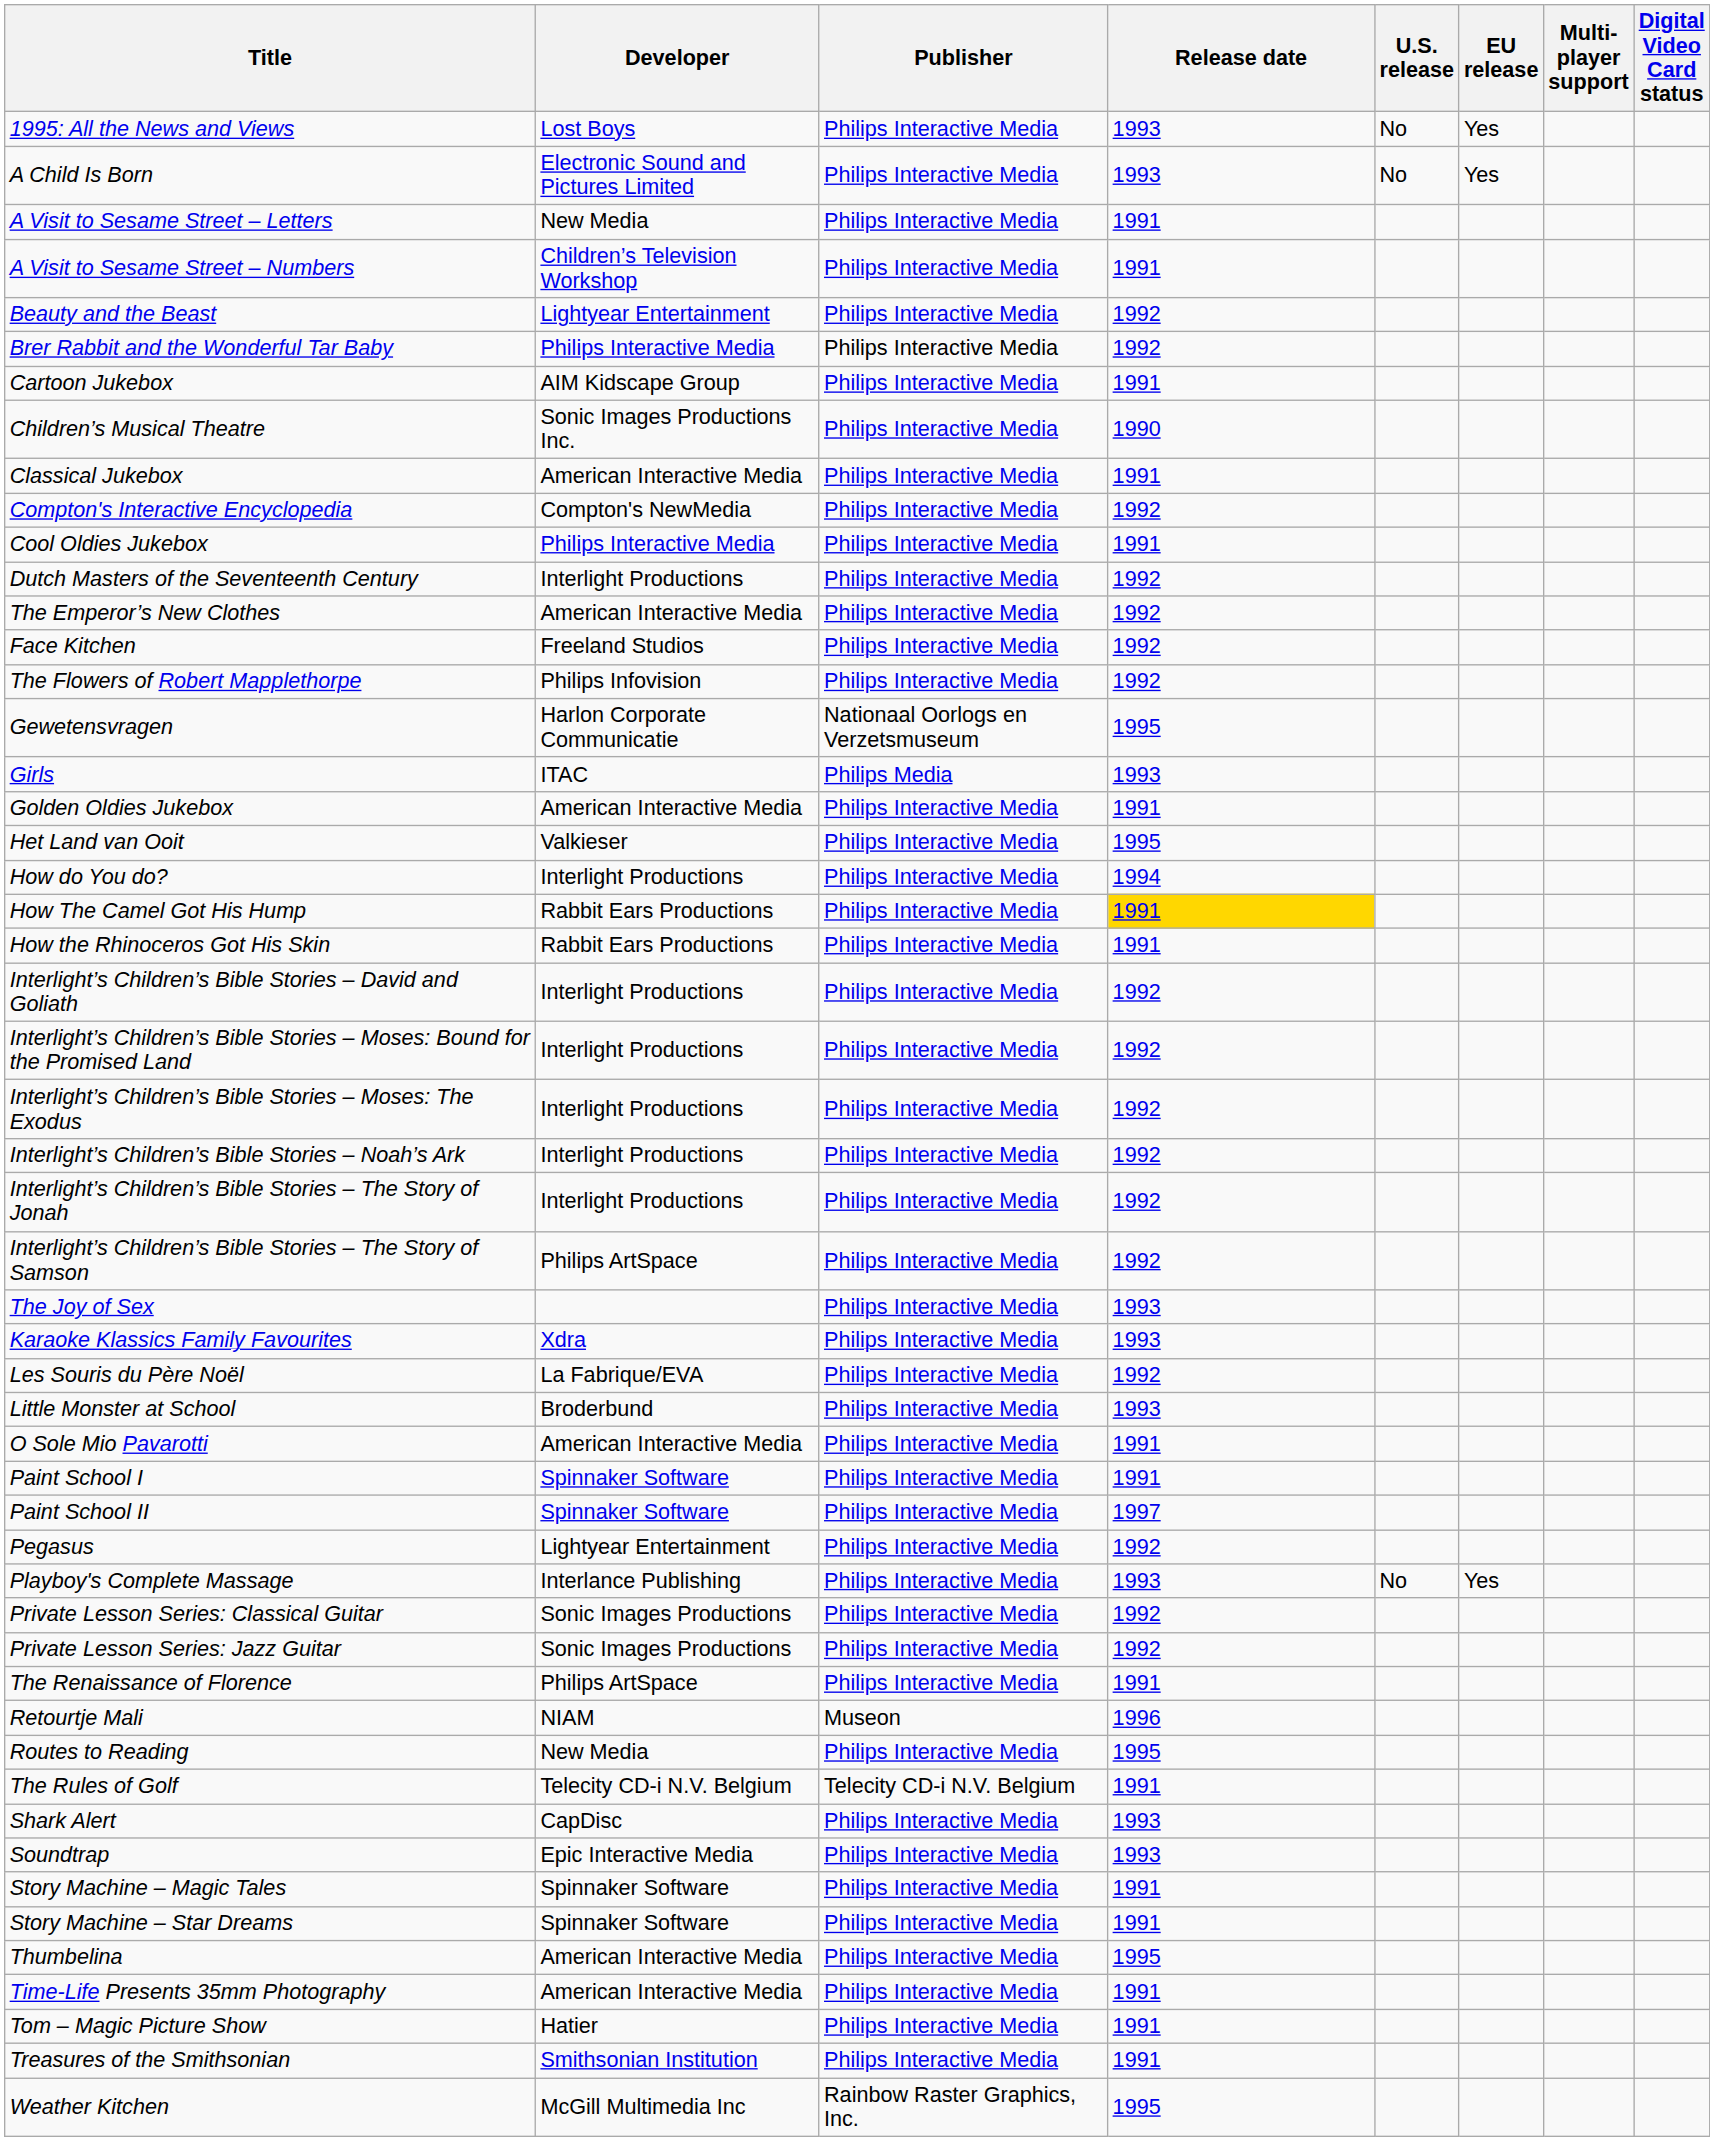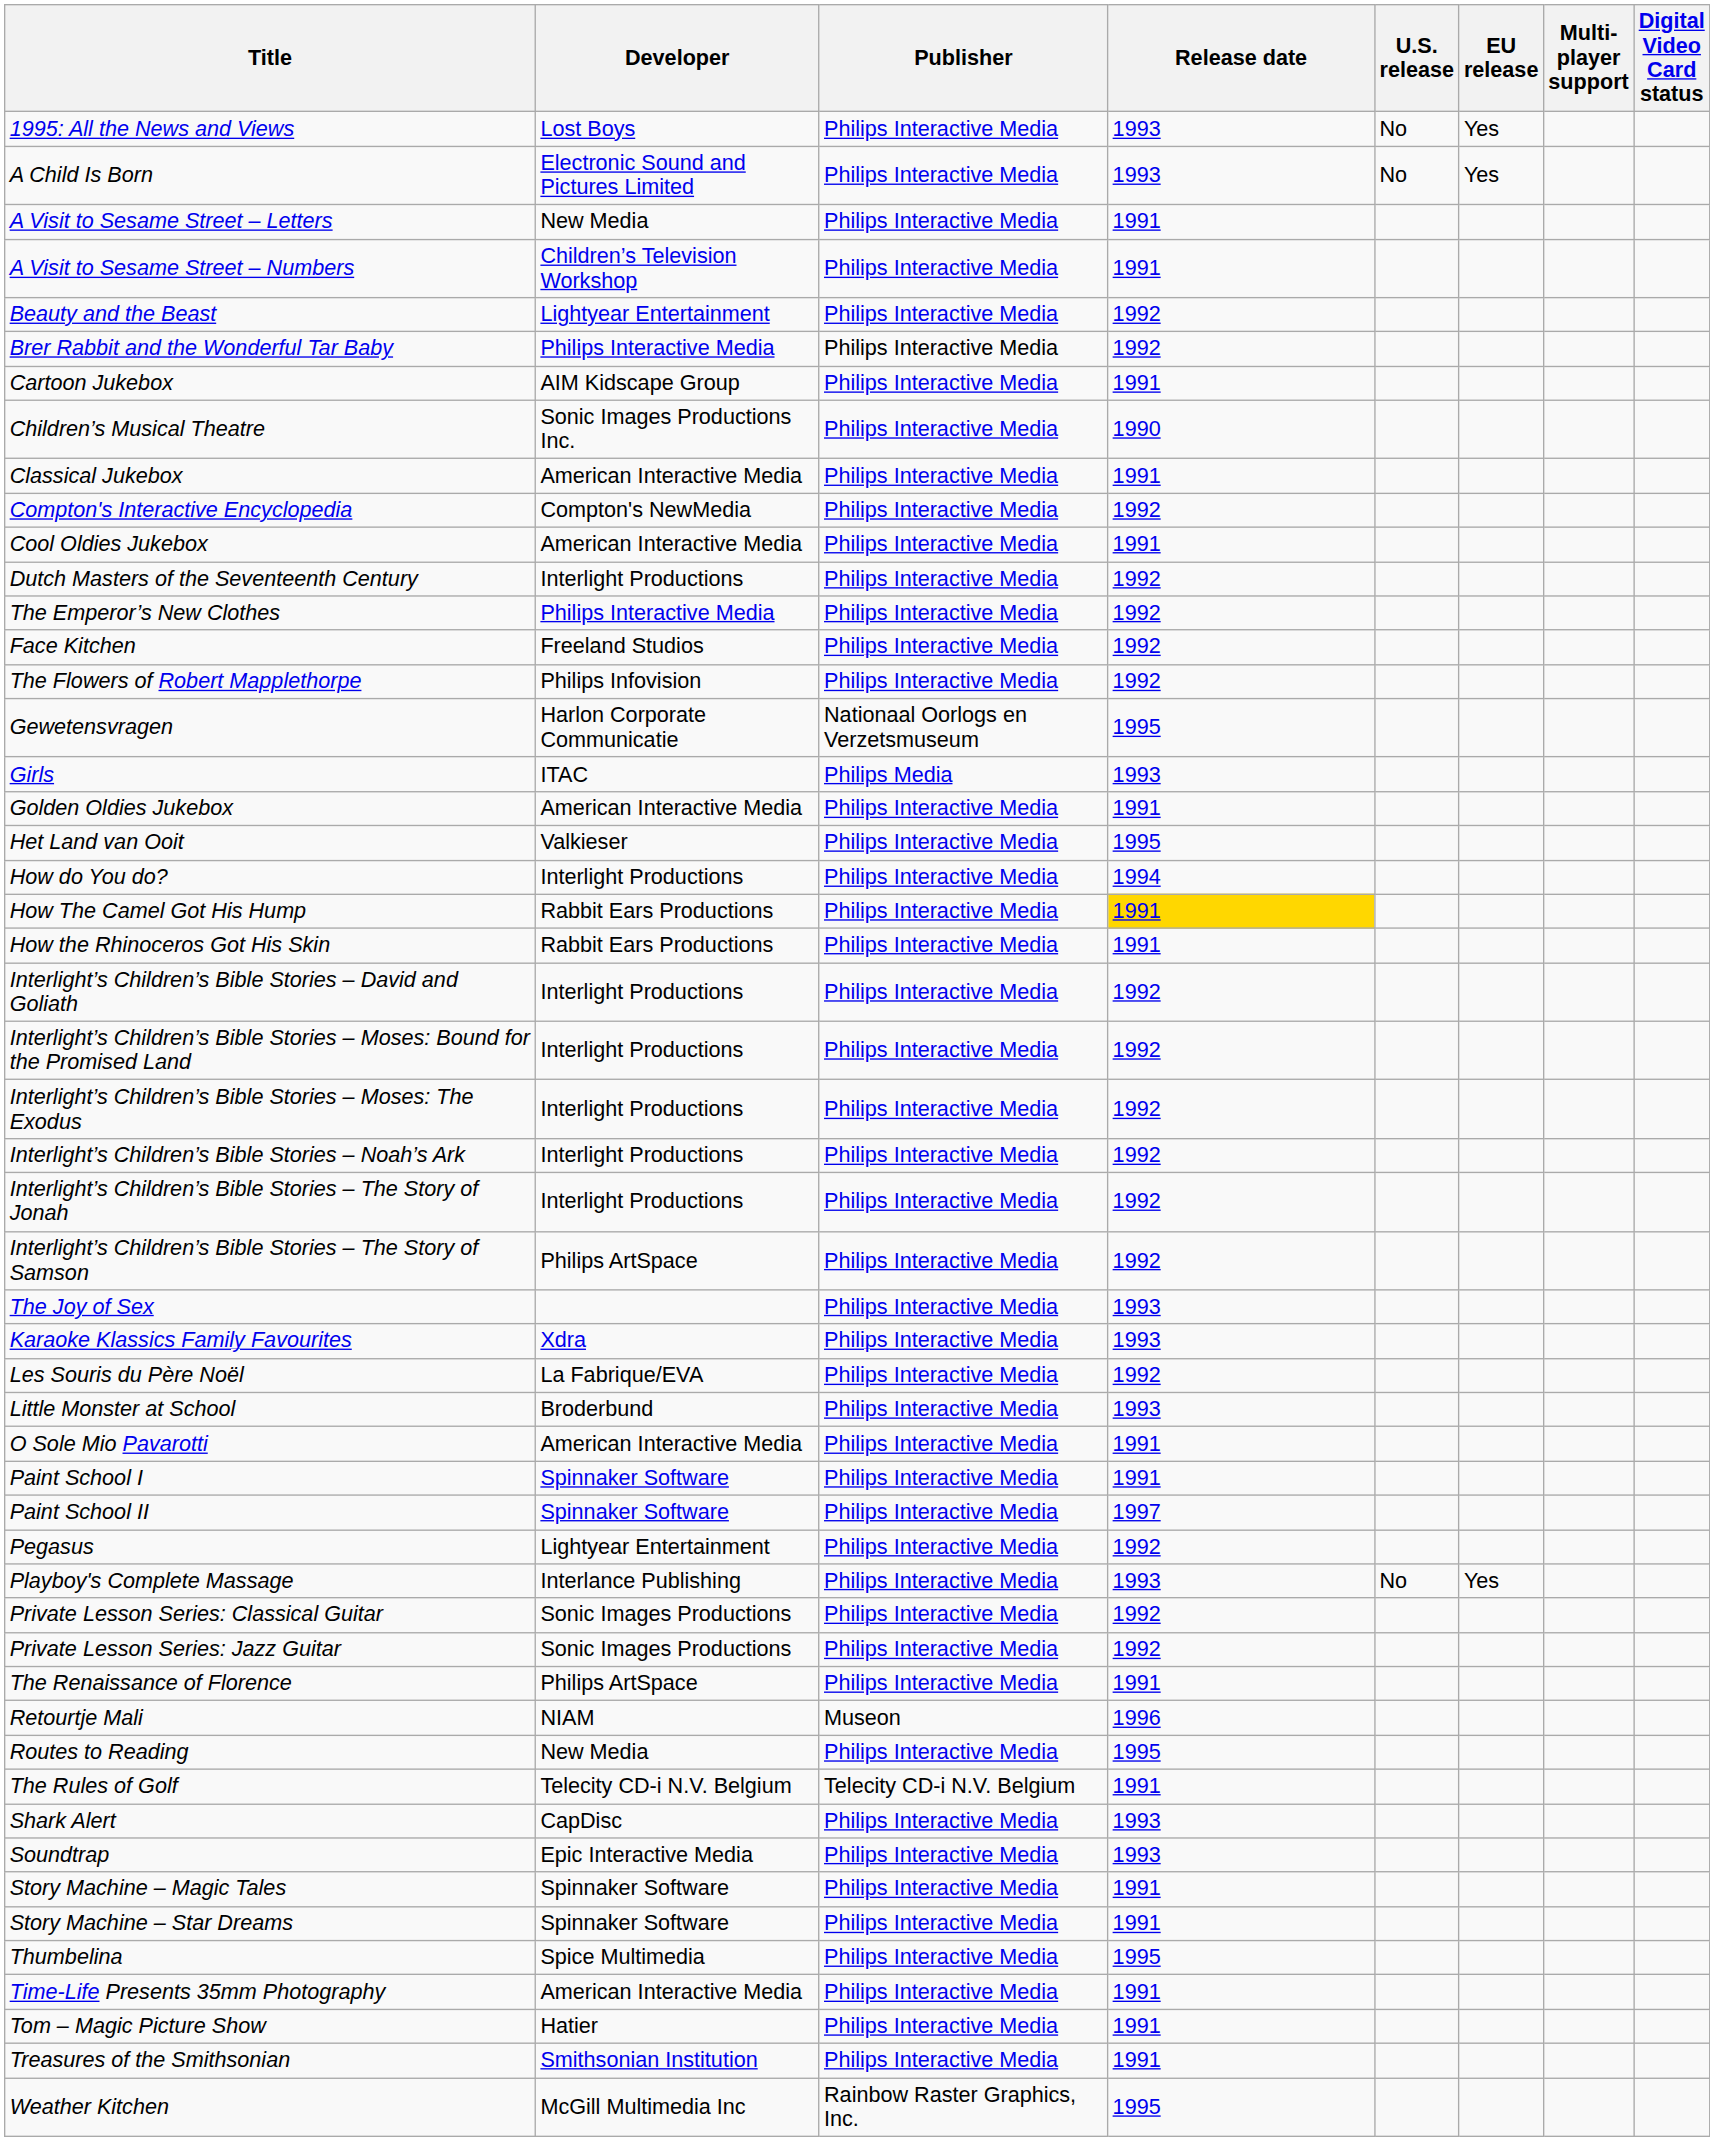(657, 544) Philips Interactive Media -> (671, 544) American Interactive Media
(671, 612) American Interactive Media -> (657, 612) Philips Interactive Media
(671, 1957) American Interactive Media -> (623, 1957) Spice Multimedia
